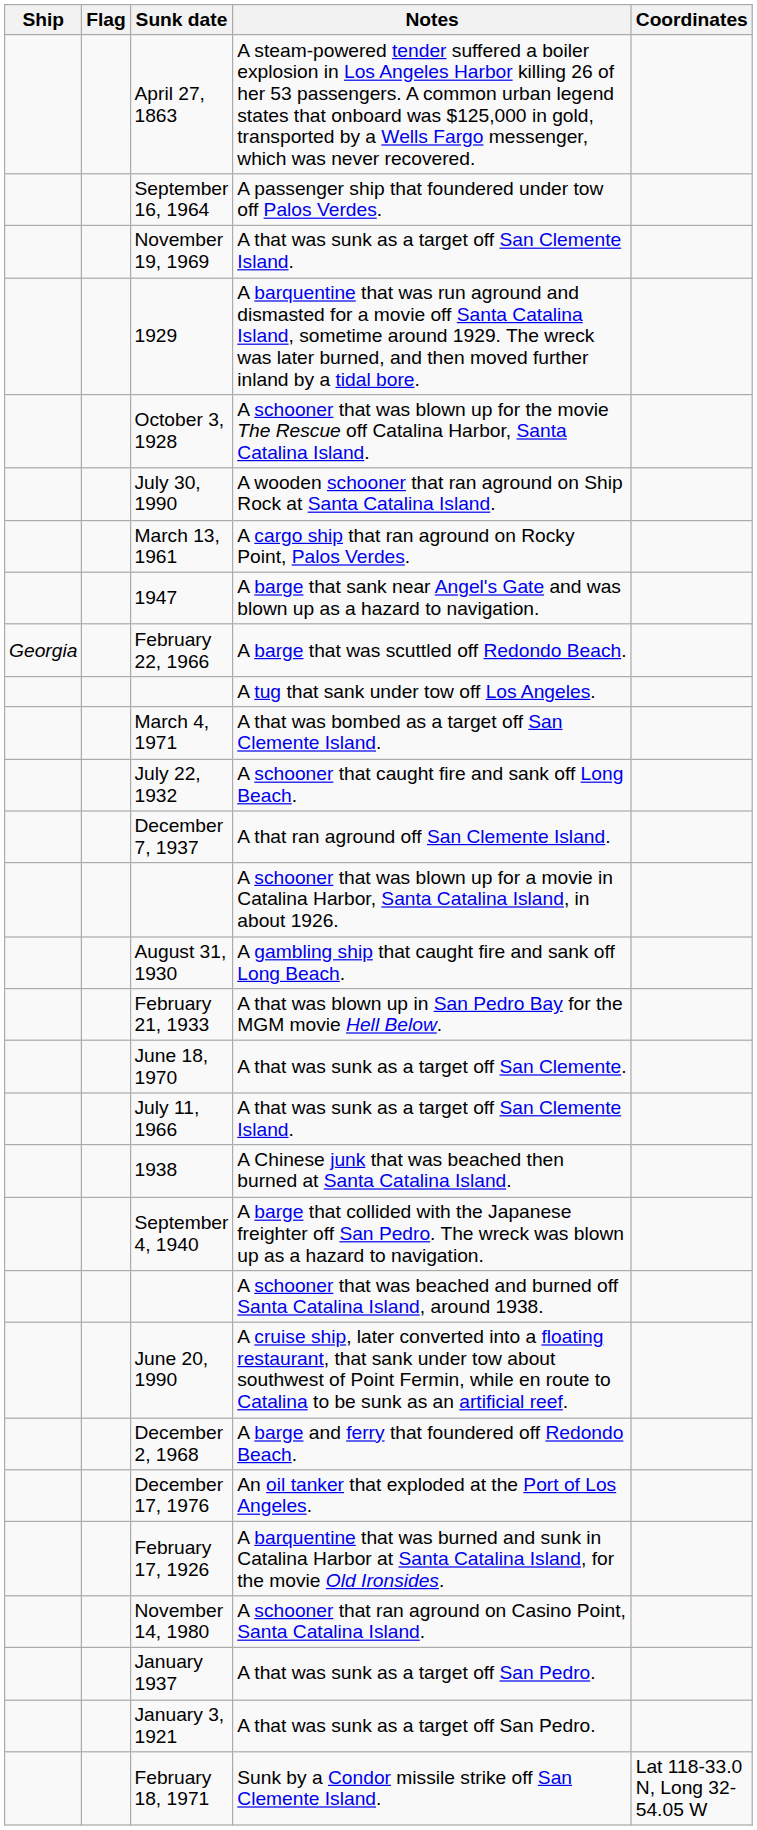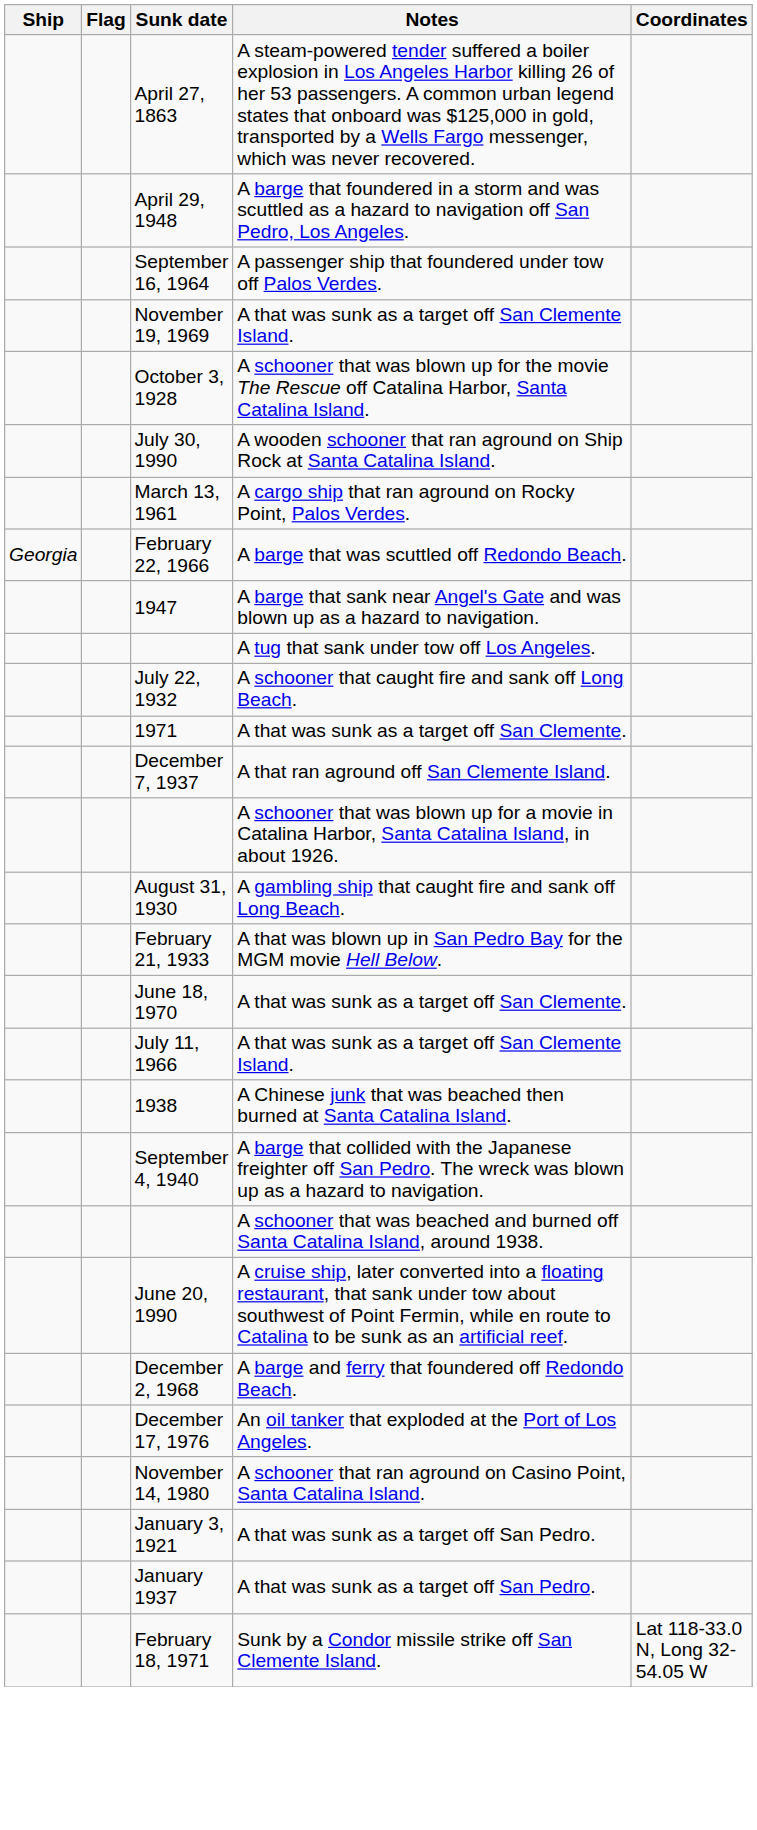+ row: (170, 210)
- row: (156, 335)
rows swapped: (156, 598) <-> (173, 650)
- row: (172, 732)
+ row: (156, 730)
- row: (173, 1558)
rows swapped: (169, 1673) <-> (179, 1725)
